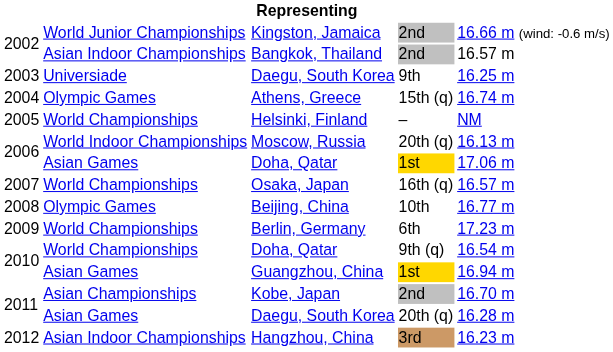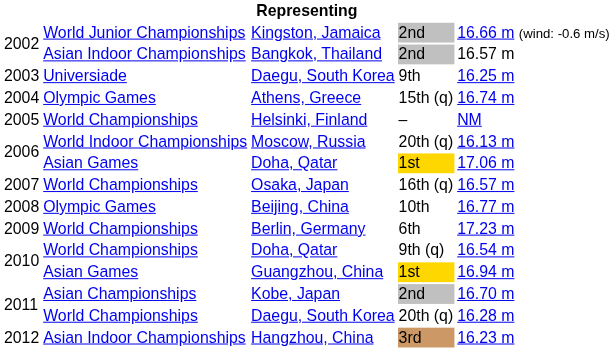(91, 315) Asian Games -> (120, 315) World Championships
